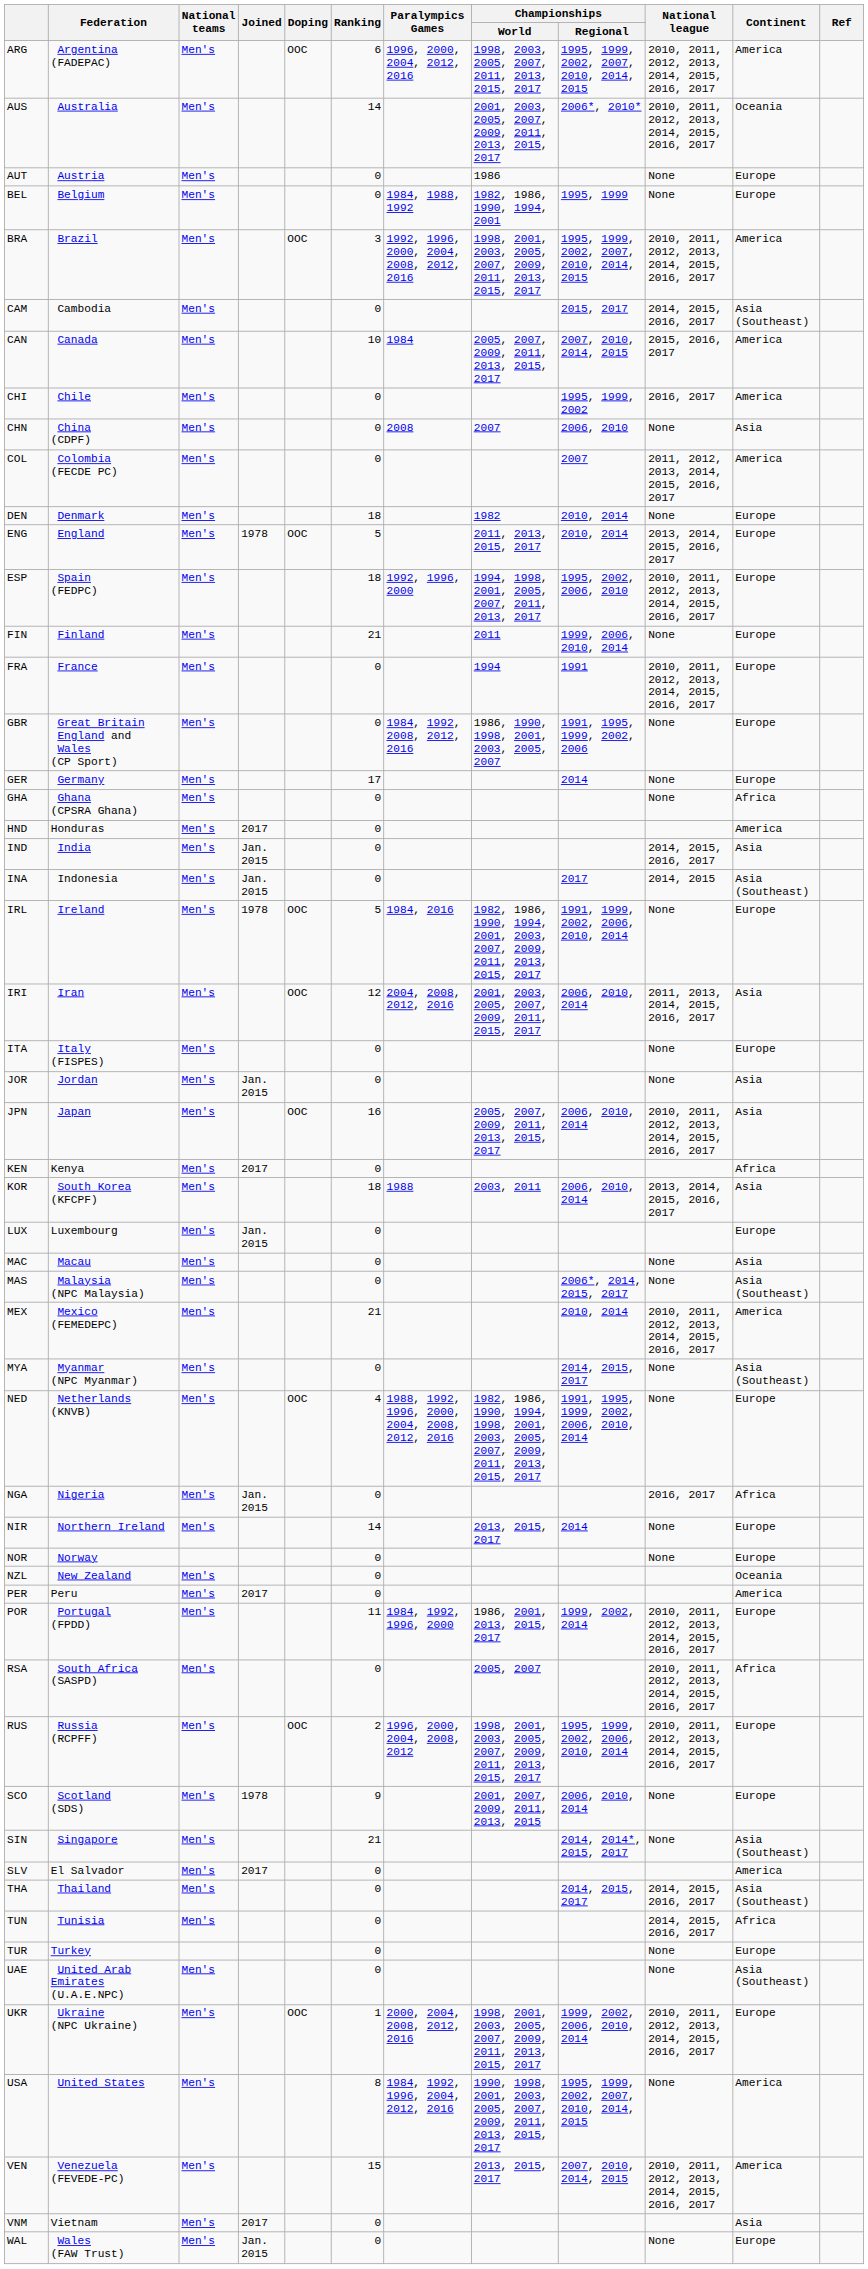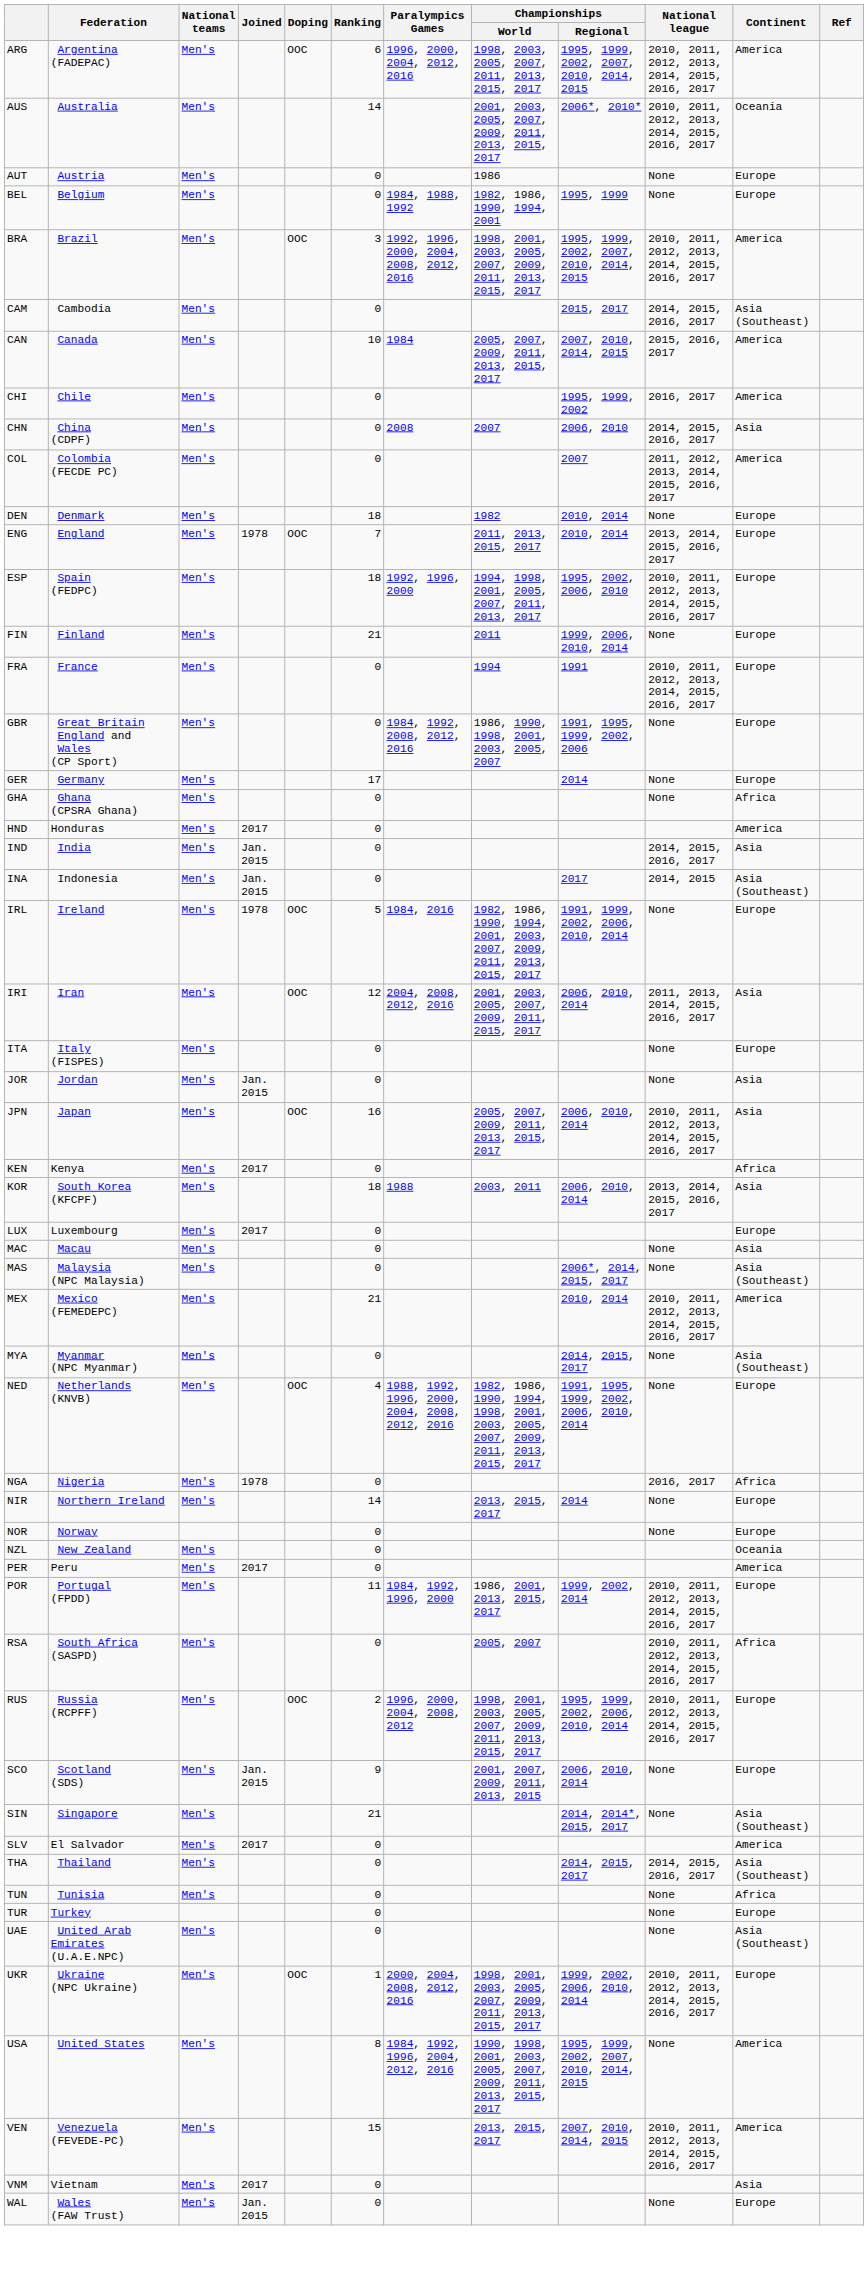(662, 428) None -> (685, 434) 2014, 2015, 2016, 2017
(378, 534) 5 -> (378, 534) 7
(255, 1237) Jan. 2015 -> (255, 1231) 2017
(255, 1502) Jan. 2015 -> (255, 1482) 1978
(255, 1796) 1978 -> (255, 1776) Jan. 2015
(685, 1927) 2014, 2015, 2016, 2017 -> (662, 1894) None
